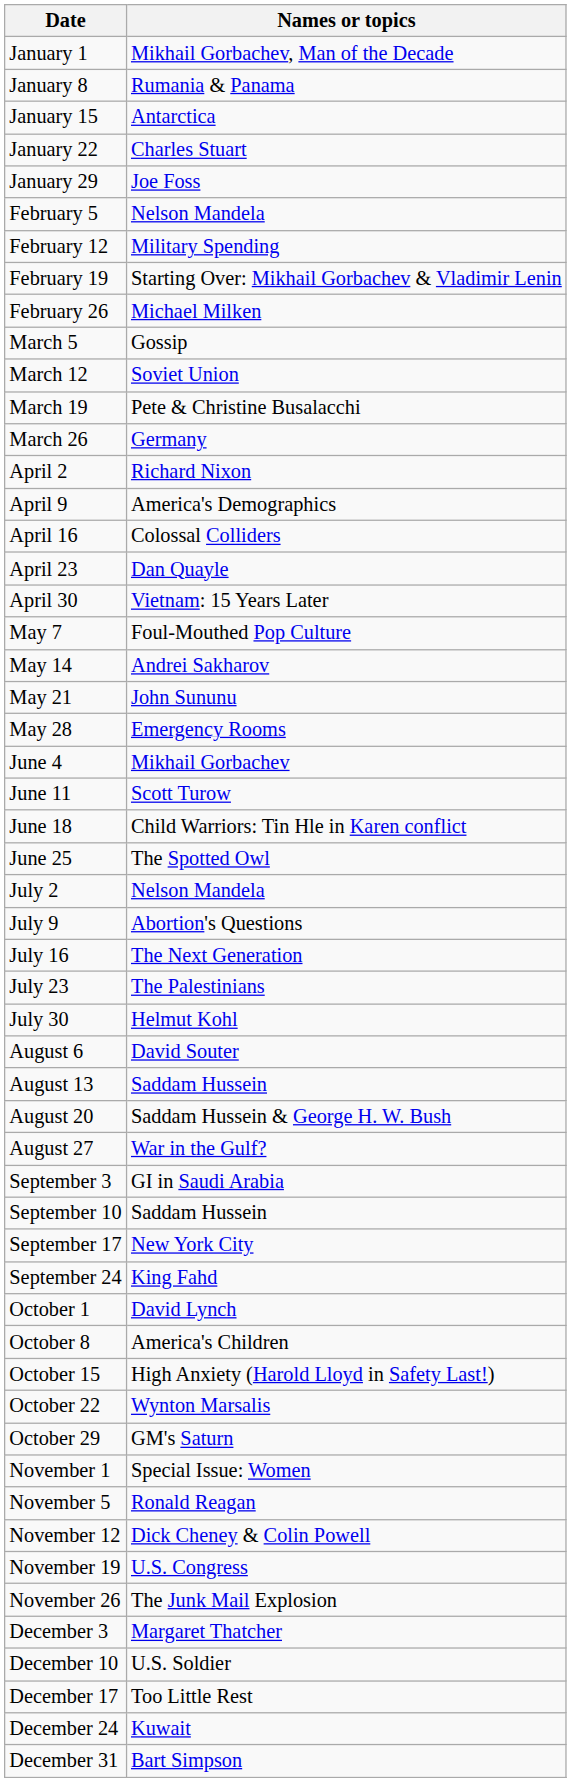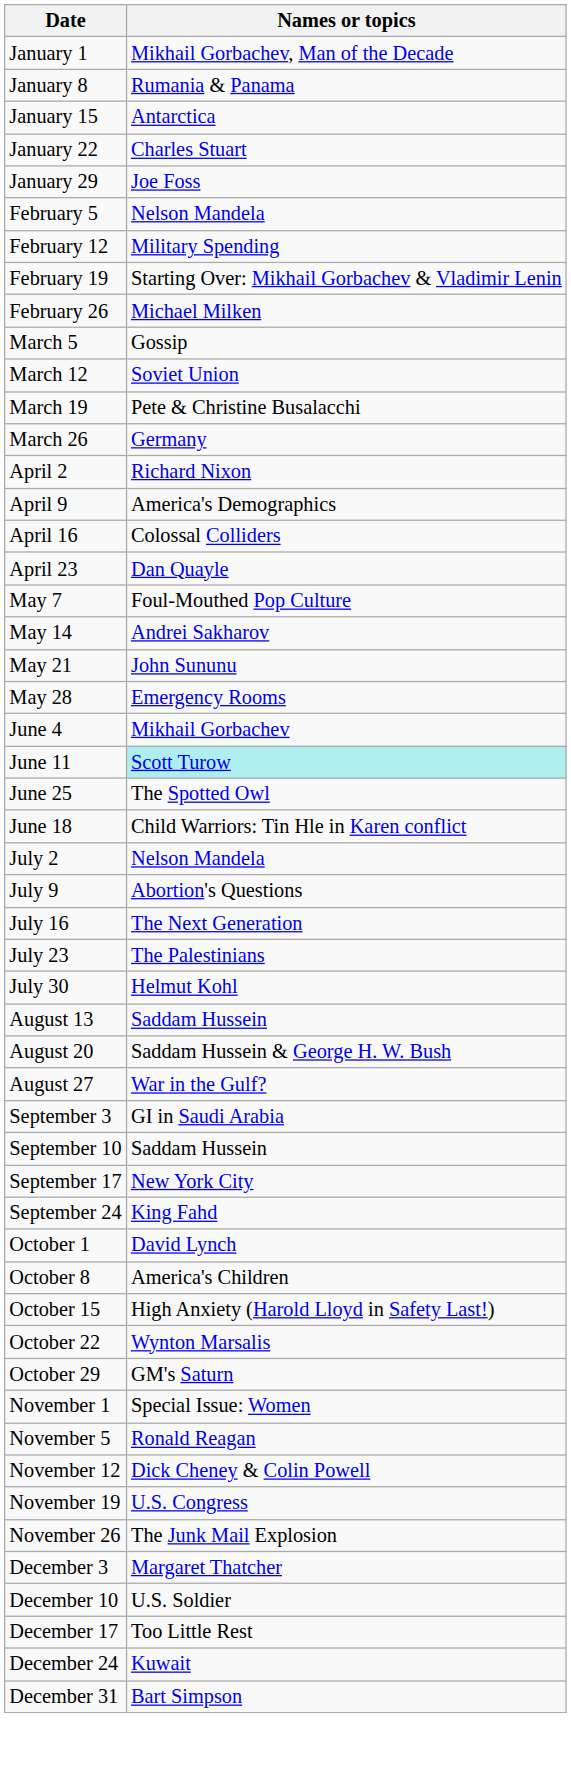- row: (43, 600)
(181, 794) no background -> (181, 761) paleturquoise background
rows swapped: (41, 826) <-> (41, 858)
- row: (46, 1051)
